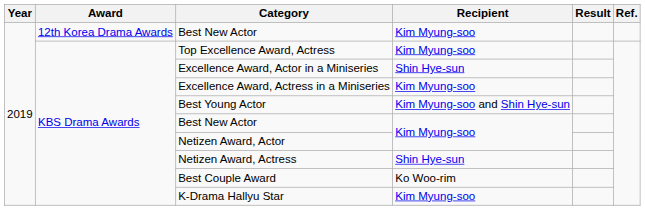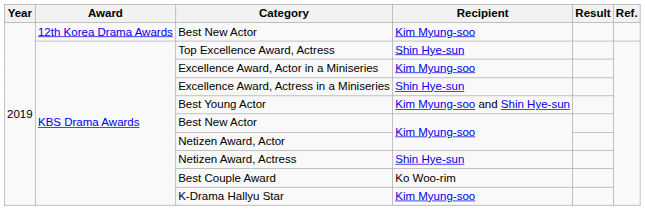(435, 50) Kim Myung-soo -> (430, 50) Shin Hye-sun
(430, 68) Shin Hye-sun -> (435, 68) Kim Myung-soo
(435, 86) Kim Myung-soo -> (430, 86) Shin Hye-sun
